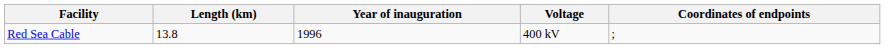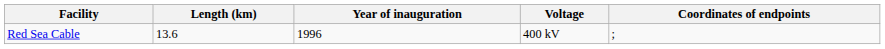(167, 33) 13.8 -> (167, 33) 13.6
